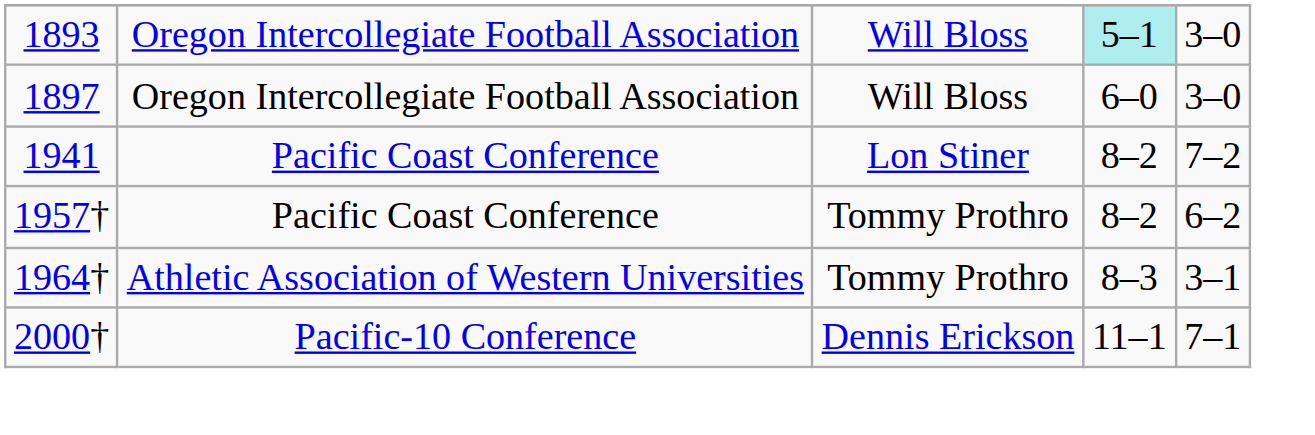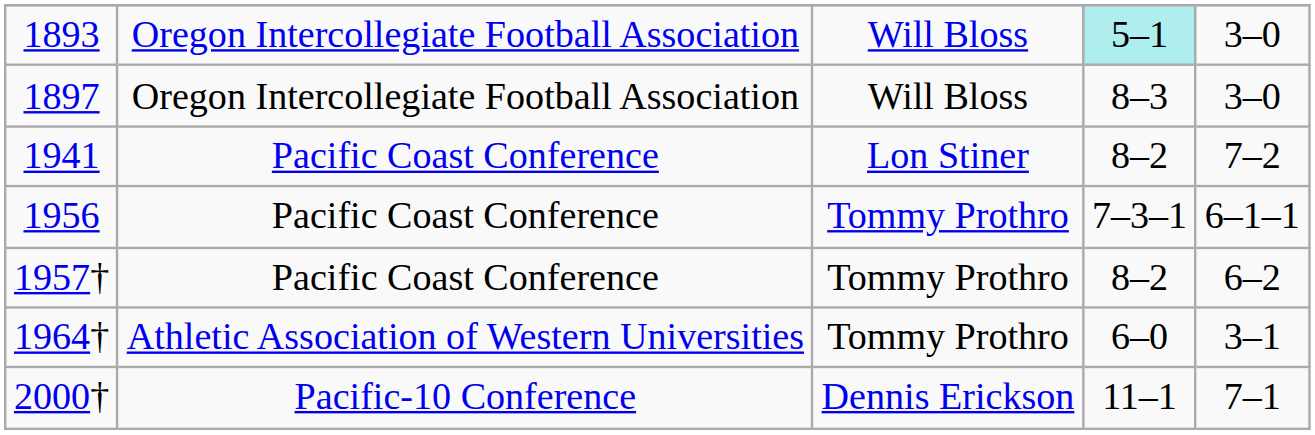(1129, 95) 6–0 -> (1140, 95) 8–3
+ row: (62, 215)
(1129, 276) 8–3 -> (1140, 336) 6–0
